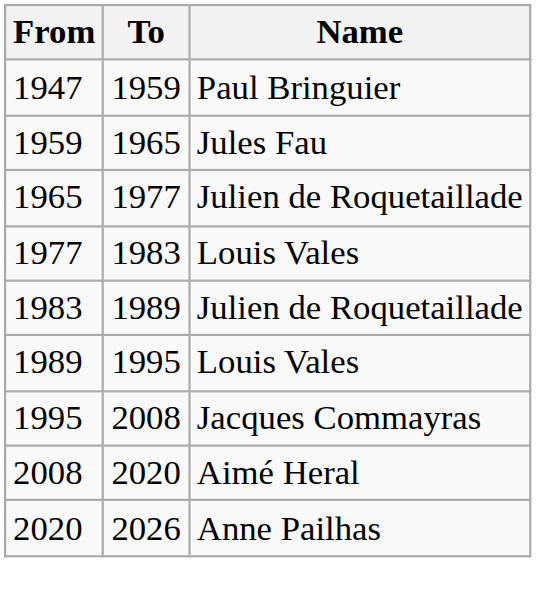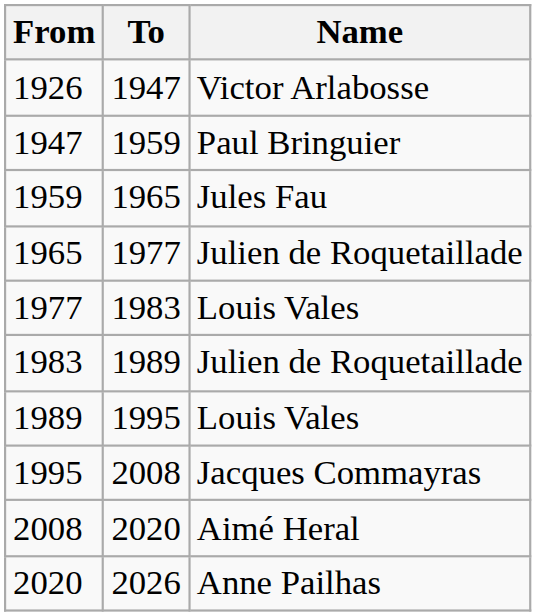+ row: (48, 87)
